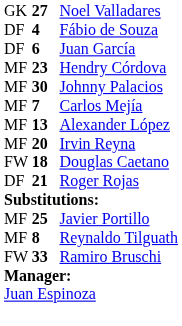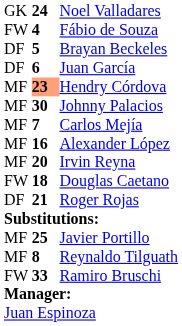(40, 11) 27 -> (40, 11) 24
(14, 30) DF -> (16, 30) FW
+ row: (113, 49)
(40, 67) no background -> (40, 86) lightsalmon background
(40, 124) 13 -> (40, 143) 16
